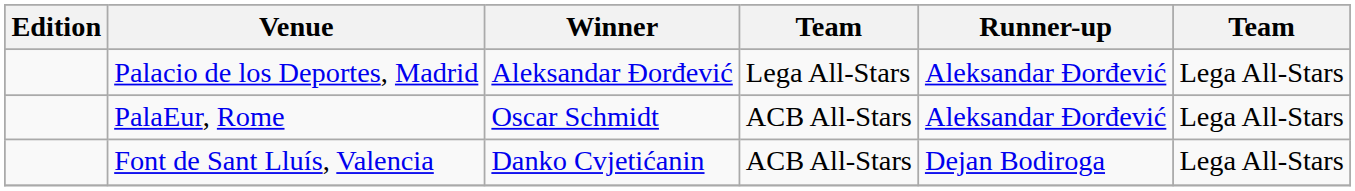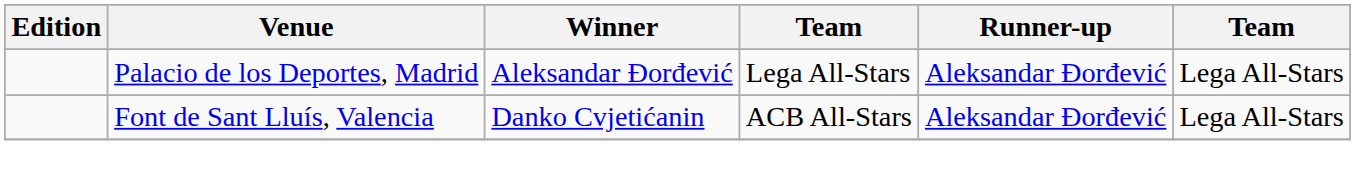- row: (199, 116)
(1015, 161) Dejan Bodiroga -> (1046, 116) Aleksandar Đorđević
